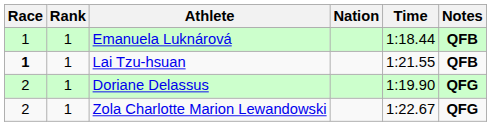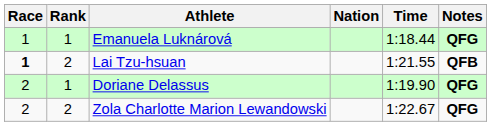(462, 39) QFB -> (462, 39) QFG
(68, 62) 1 -> (68, 62) 2
(68, 109) 1 -> (68, 109) 2
